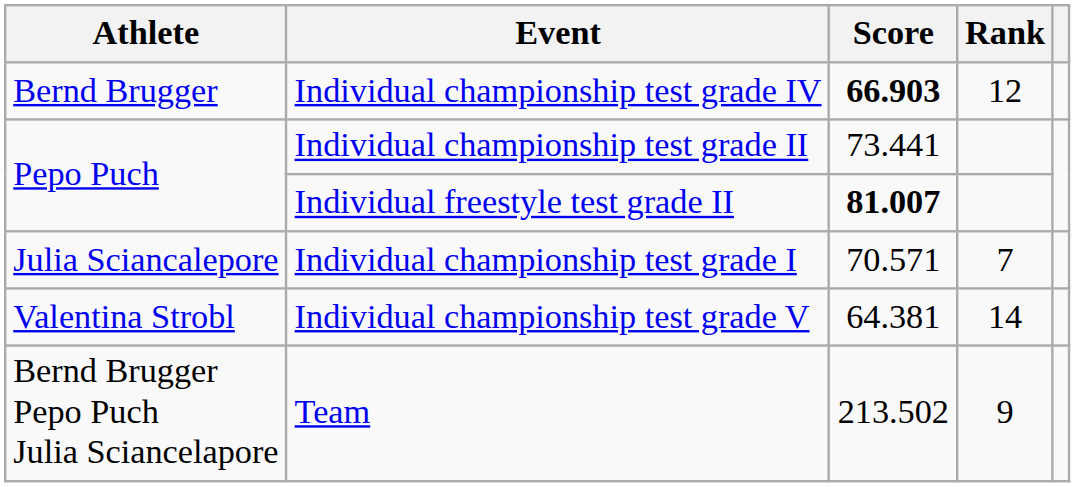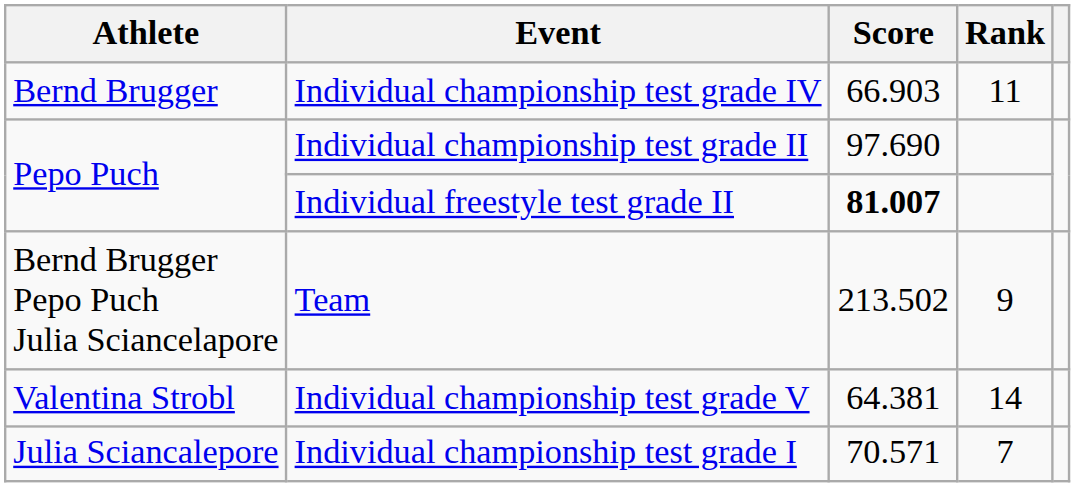(893, 89) bold -> (893, 89) normal
(1005, 89) 12 -> (1005, 89) 11
(893, 146) 73.441 -> (893, 146) 97.690
rows swapped: (546, 259) <-> (332, 412)
